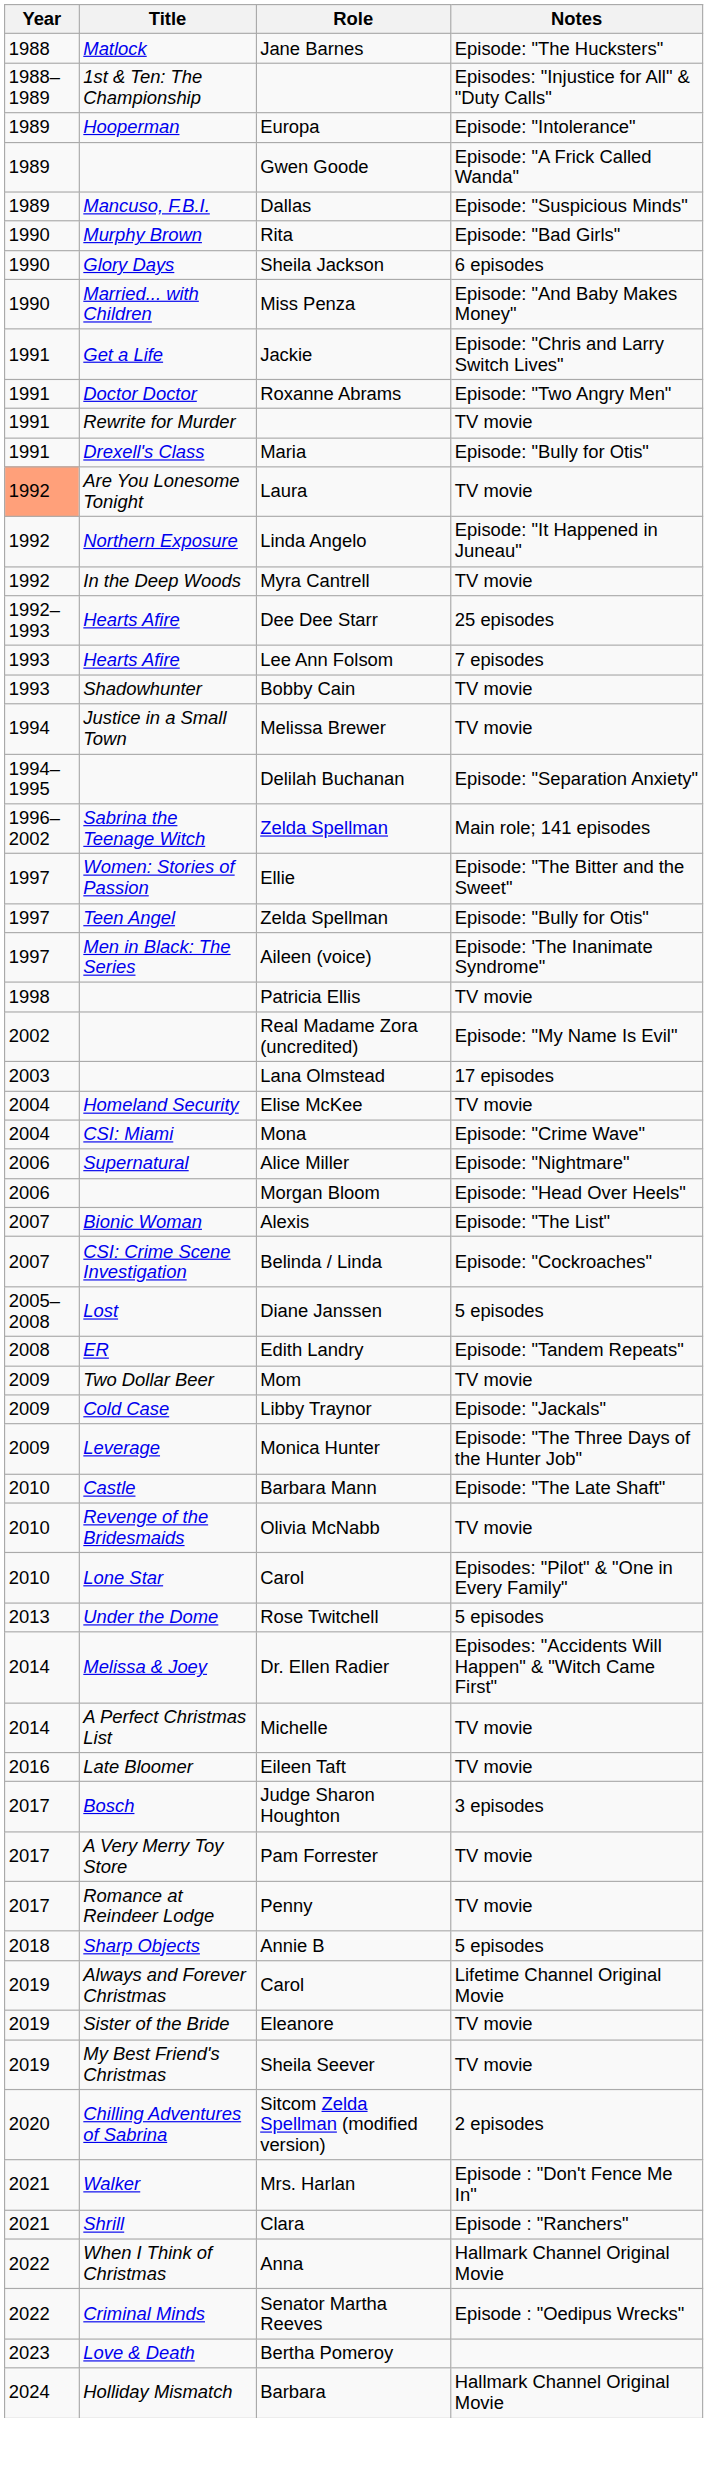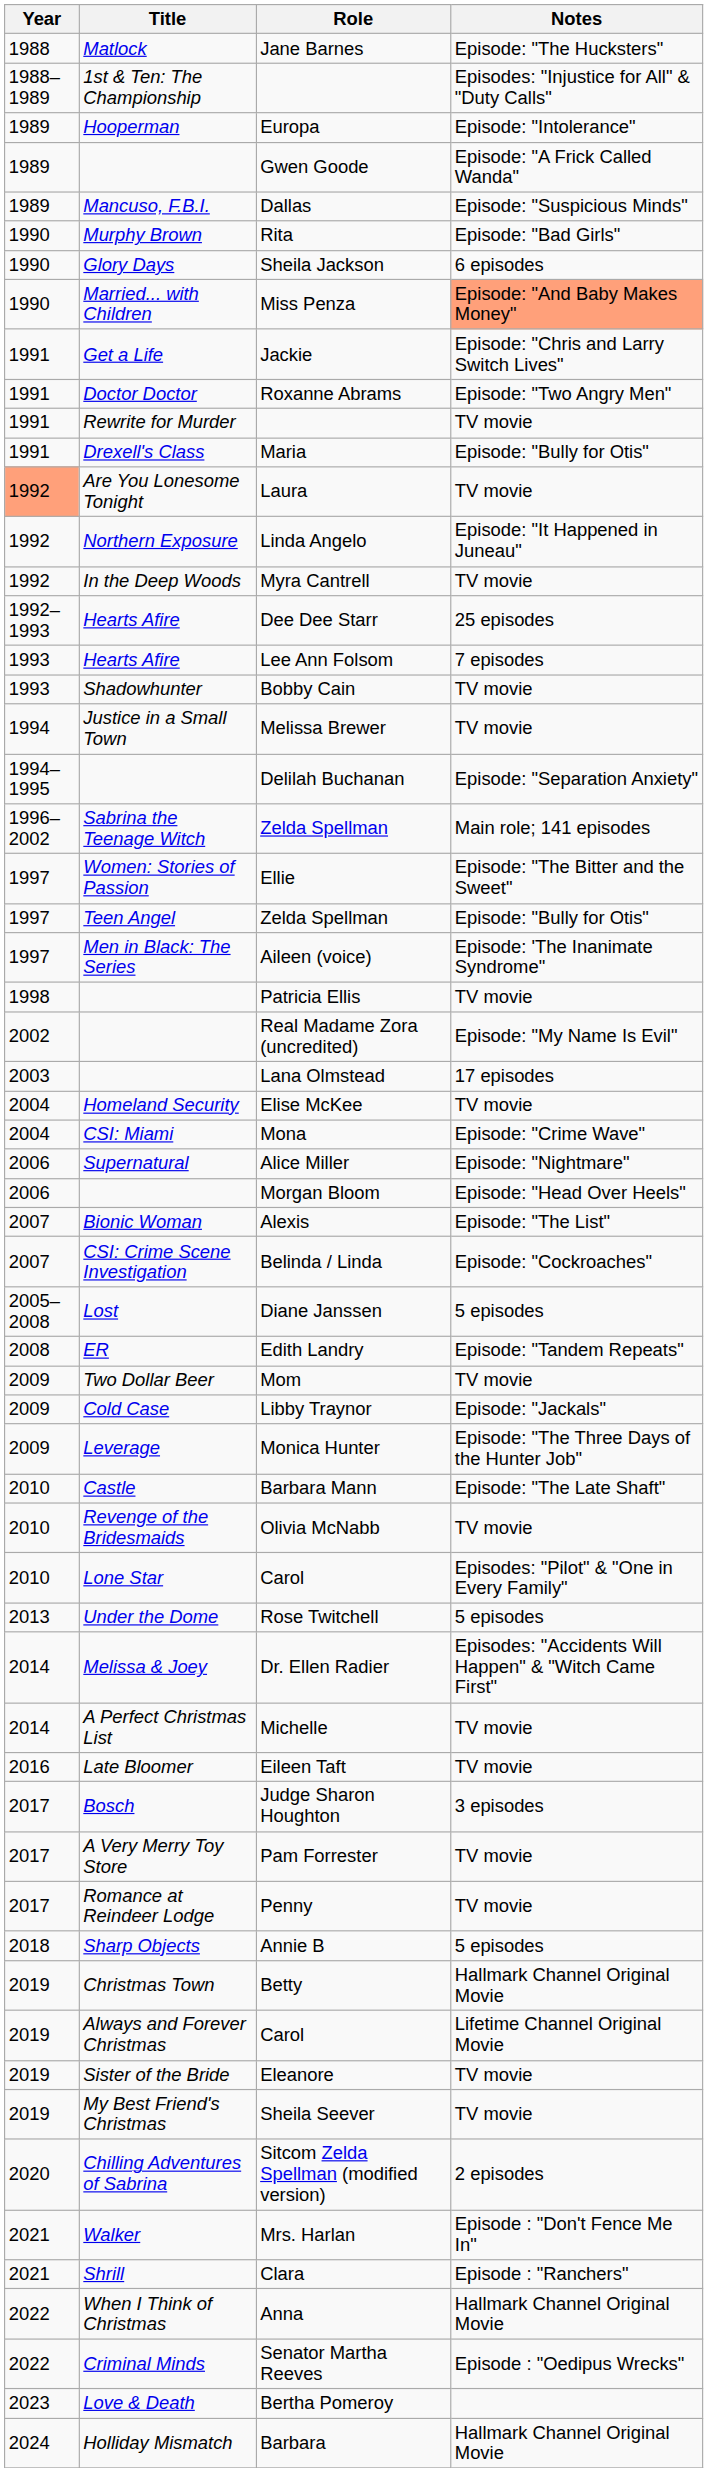(566, 304) no background -> (566, 304) lightsalmon background
+ row: (149, 1985)
